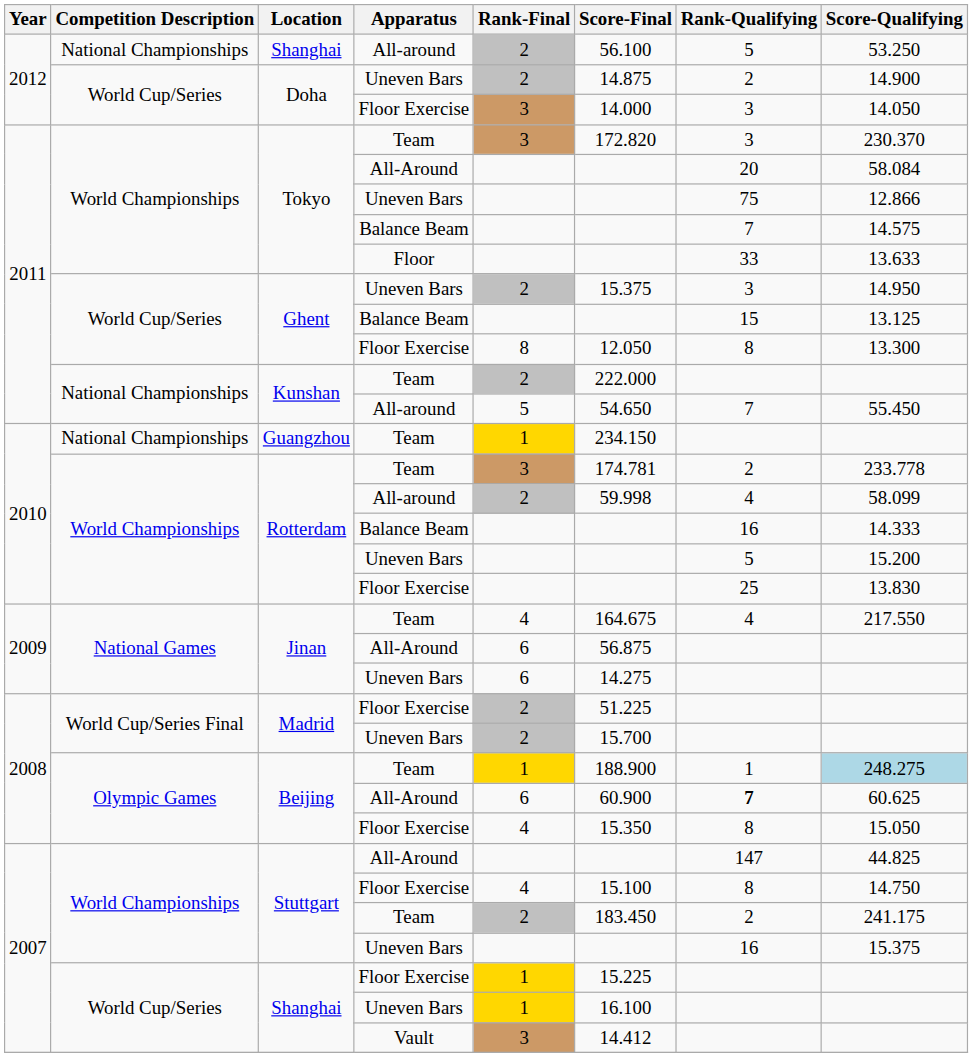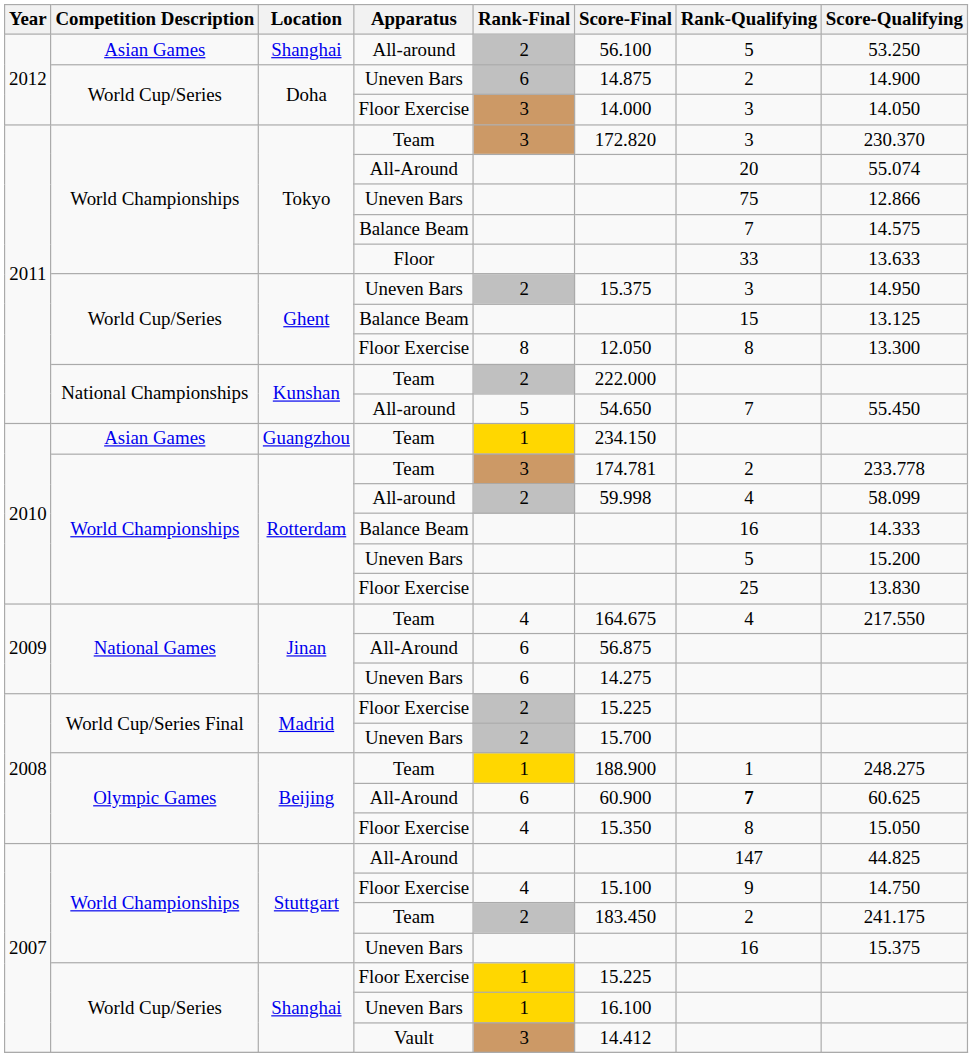(155, 49) National Championships -> (155, 49) Asian Games
(524, 79) 2 -> (524, 79) 6
(894, 169) 58.084 -> (894, 169) 55.074
(155, 438) National Championships -> (155, 438) Asian Games
(625, 708) 51.225 -> (625, 708) 15.225
(894, 768) lightblue background -> (894, 768) no background
(749, 887) 8 -> (749, 887) 9
